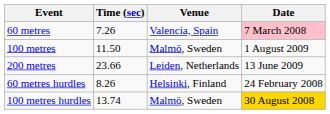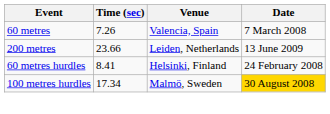(275, 30) pink background -> (275, 30) no background
- row: (31, 48)
(106, 83) 8.26 -> (106, 65) 8.41
(108, 100) 13.74 -> (108, 83) 17.34
